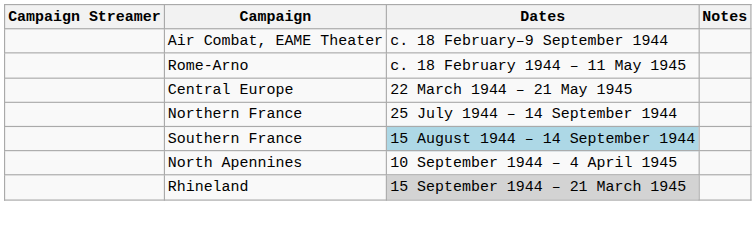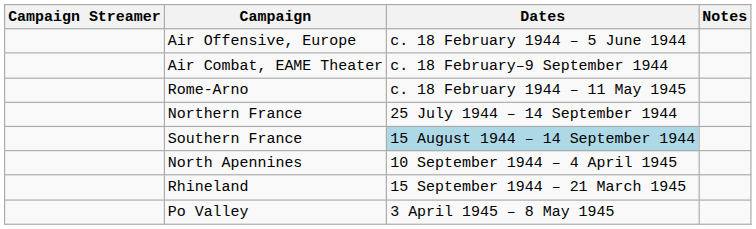+ row: (262, 41)
- row: (231, 90)
(538, 187) lightgrey background -> (538, 187) no background
+ row: (208, 212)
